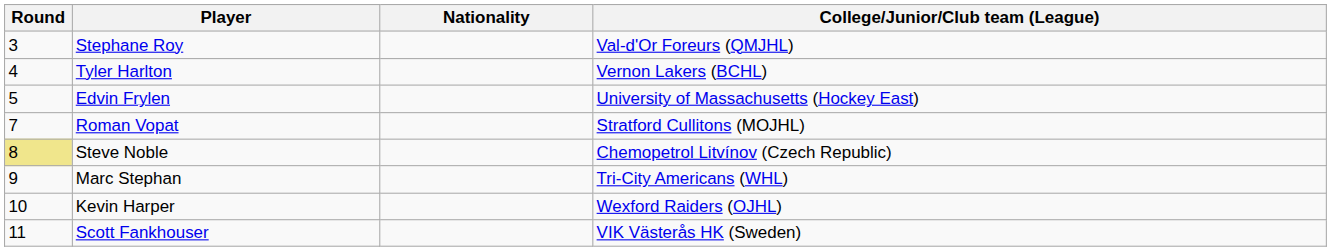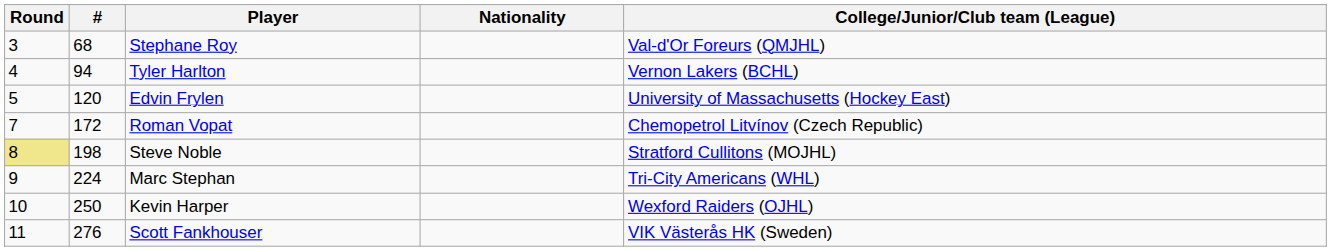+ column: (97, 17)
(701, 125) Stratford Cullitons (MOJHL) -> (775, 125) Chemopetrol Litvínov (Czech Republic)
(744, 152) Chemopetrol Litvínov (Czech Republic) -> (732, 152) Stratford Cullitons (MOJHL)
